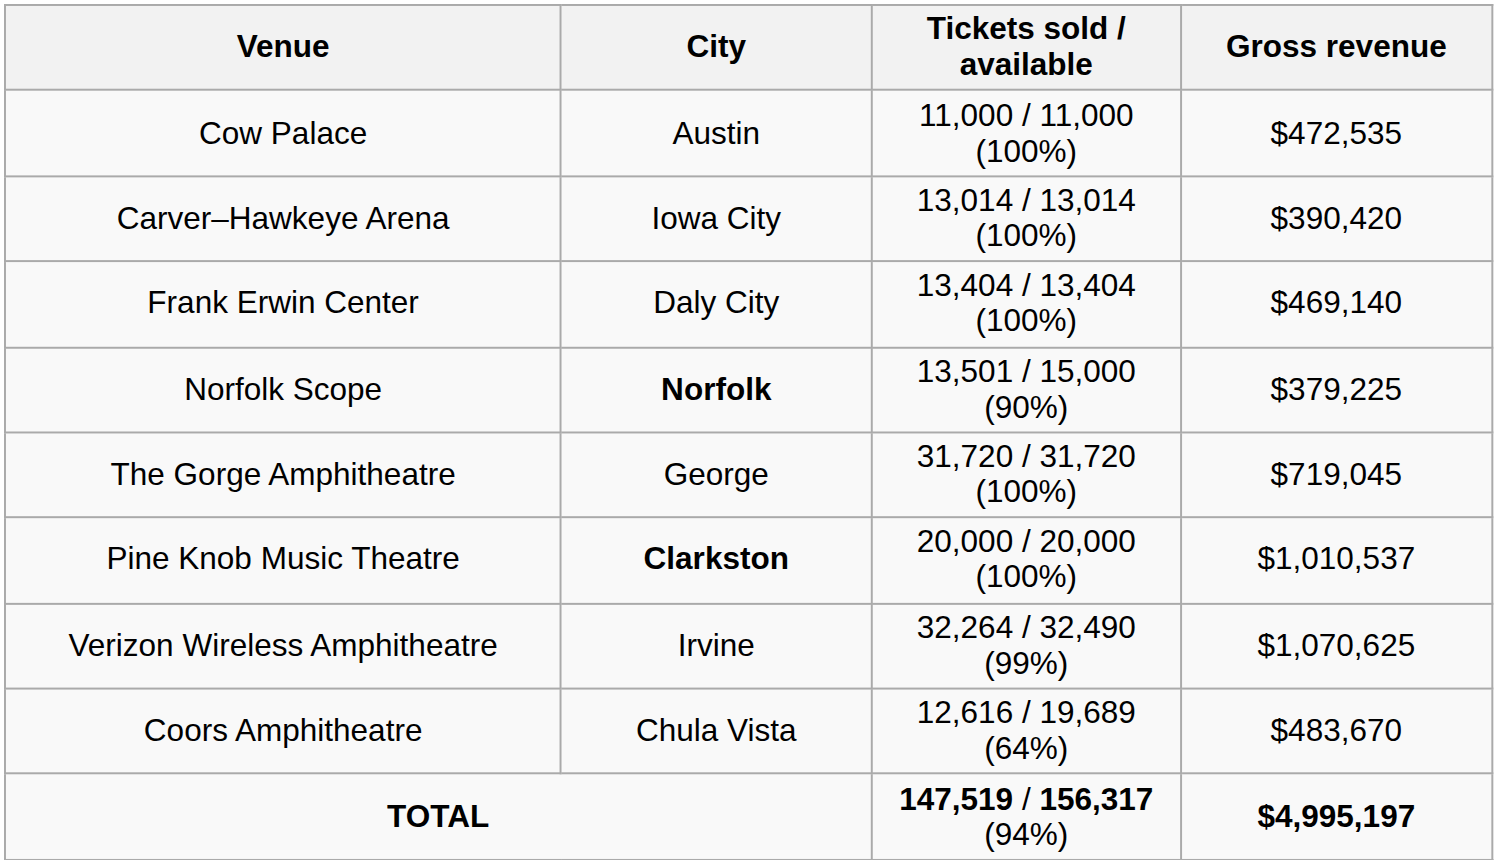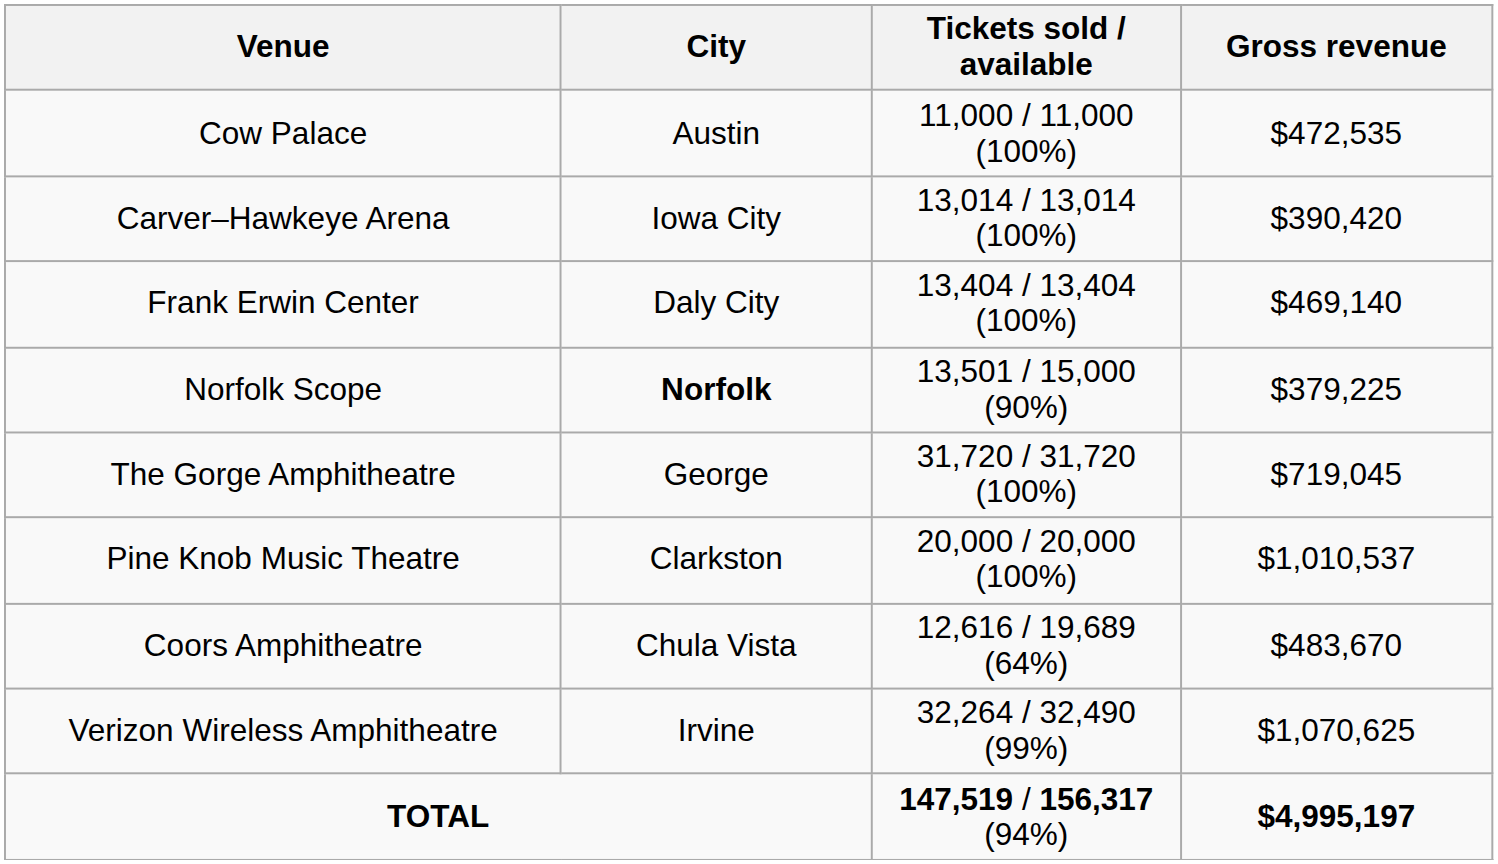(716, 559) bold -> (716, 559) normal
rows swapped: (283, 645) <-> (283, 730)
